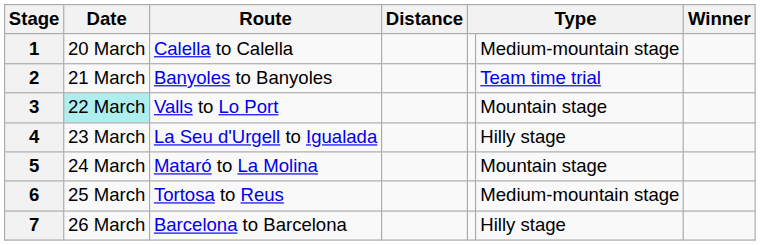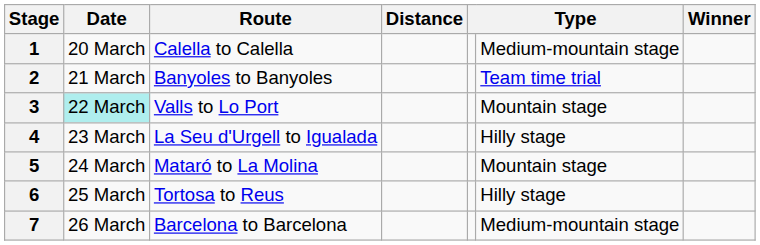(580, 195) Medium-mountain stage -> (523, 195) Hilly stage
(523, 225) Hilly stage -> (580, 225) Medium-mountain stage
